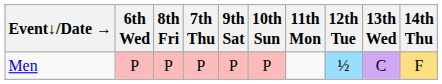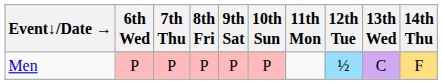columns swapped: (201, 28) <-> (169, 28)
